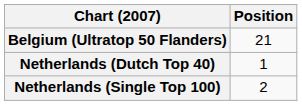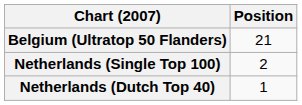rows swapped: (117, 64) <-> (117, 87)
